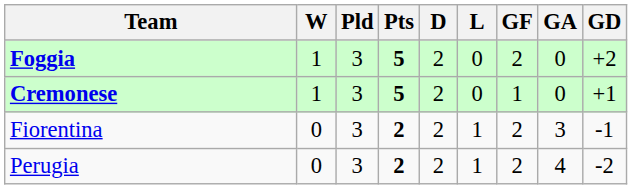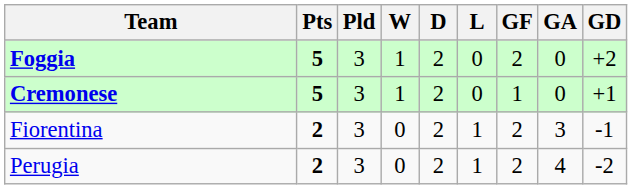columns swapped: (399, 22) <-> (316, 22)
